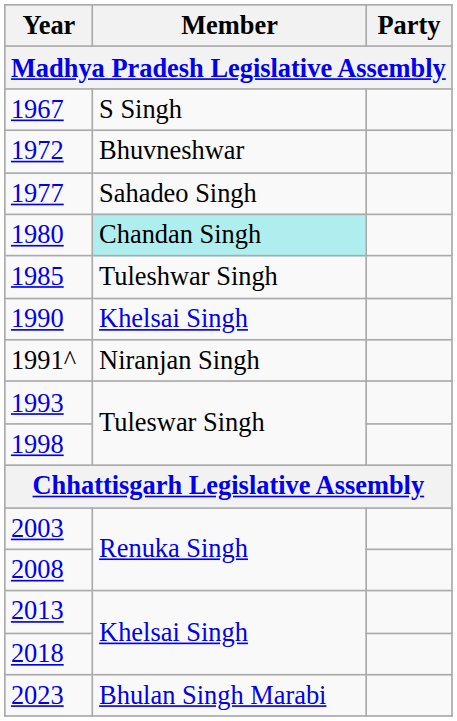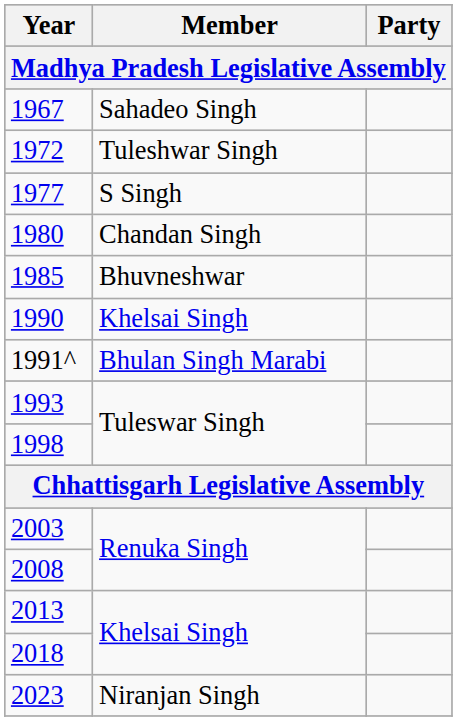(141, 109) S Singh -> (178, 109) Sahadeo Singh
(172, 151) Bhuvneshwar -> (188, 151) Tuleshwar Singh
(178, 192) Sahadeo Singh -> (141, 192) S Singh
(180, 234) paleturquoise background -> (180, 234) no background
(188, 276) Tuleshwar Singh -> (172, 276) Bhuvneshwar
(179, 360) Niranjan Singh -> (213, 360) Bhulan Singh Marabi
(213, 695) Bhulan Singh Marabi -> (179, 695) Niranjan Singh
